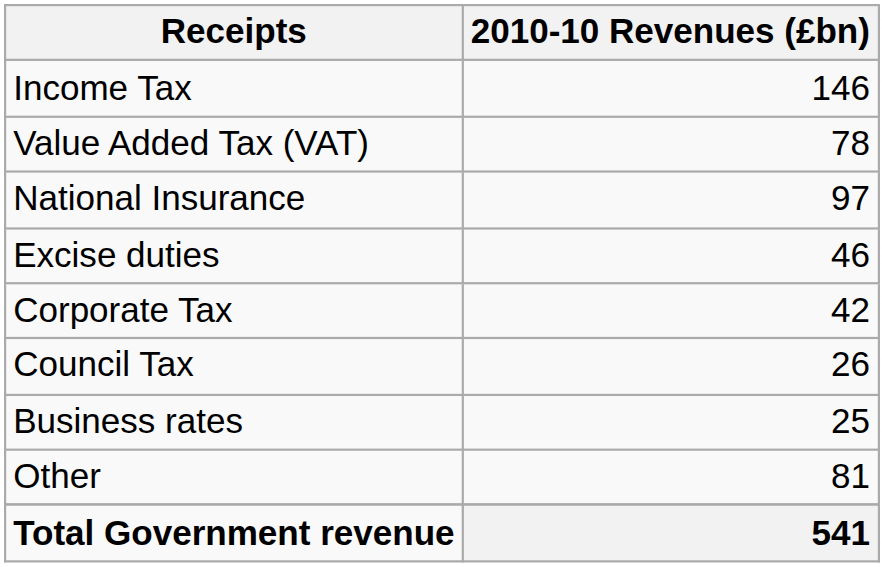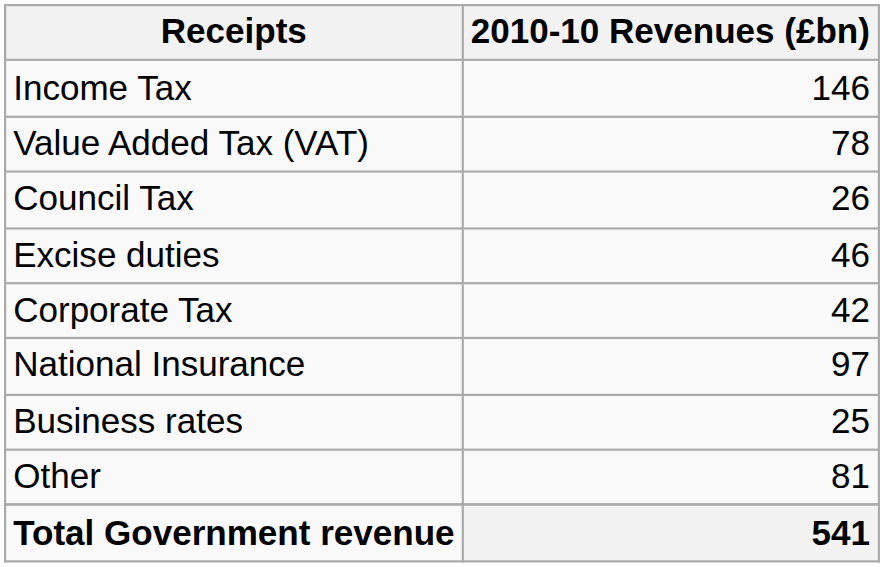rows swapped: (159, 198) <-> (103, 365)
